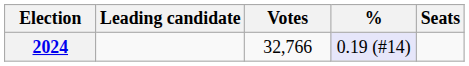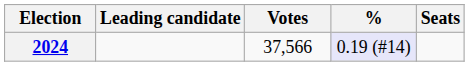(288, 46) 32,766 -> (288, 46) 37,566
